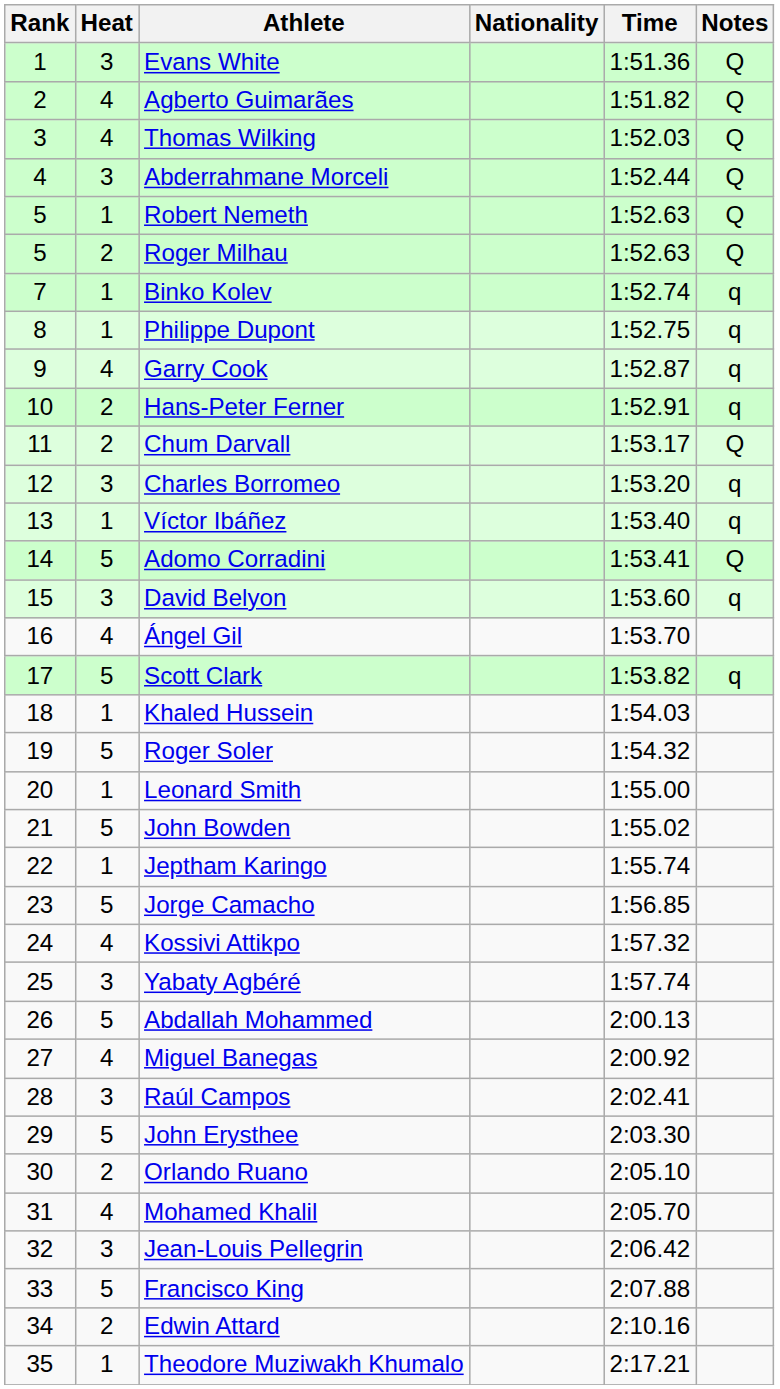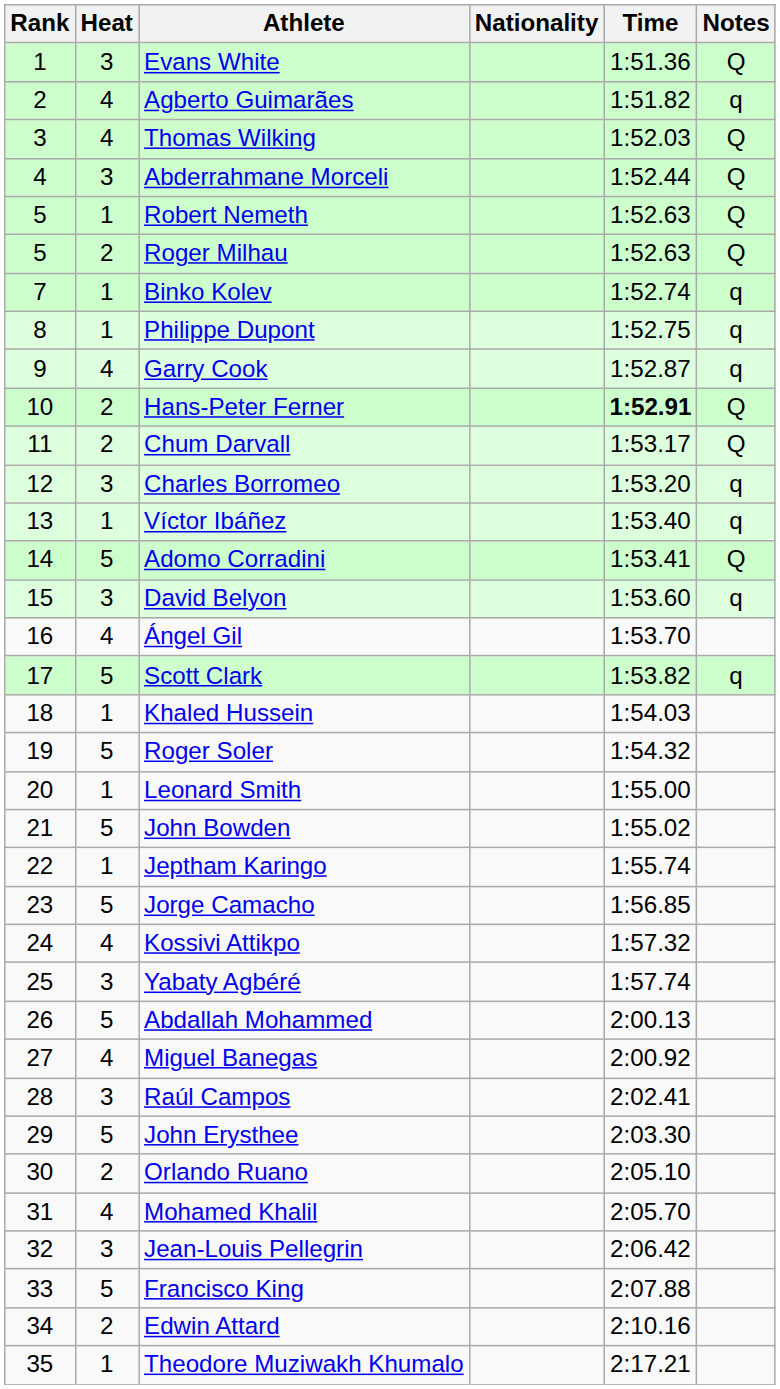(735, 100) Q -> (736, 100) q
(650, 406) normal -> (650, 406) bold
(735, 406) q -> (736, 406) Q
